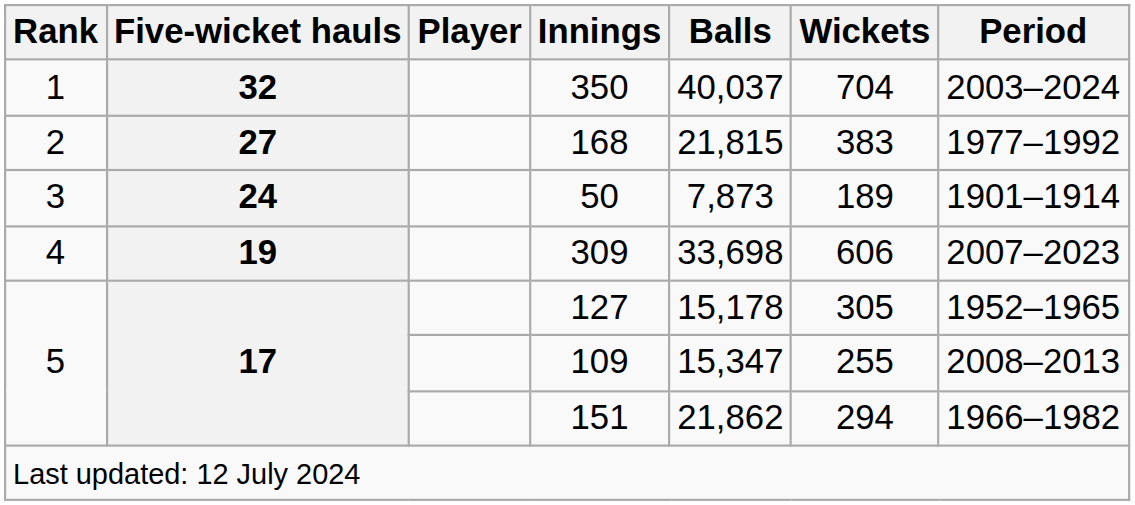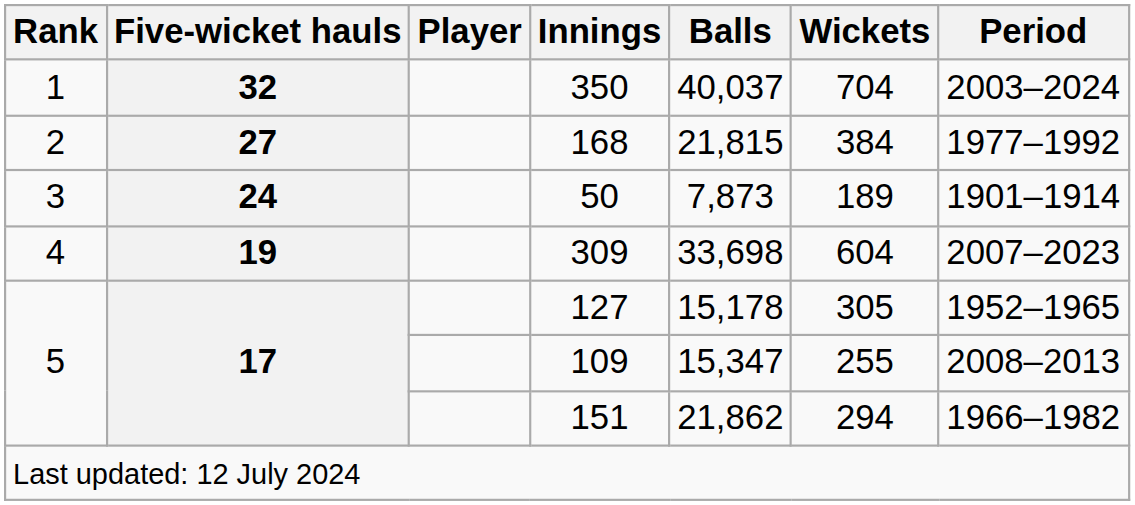(865, 142) 383 -> (865, 142) 384
(865, 252) 606 -> (865, 252) 604
